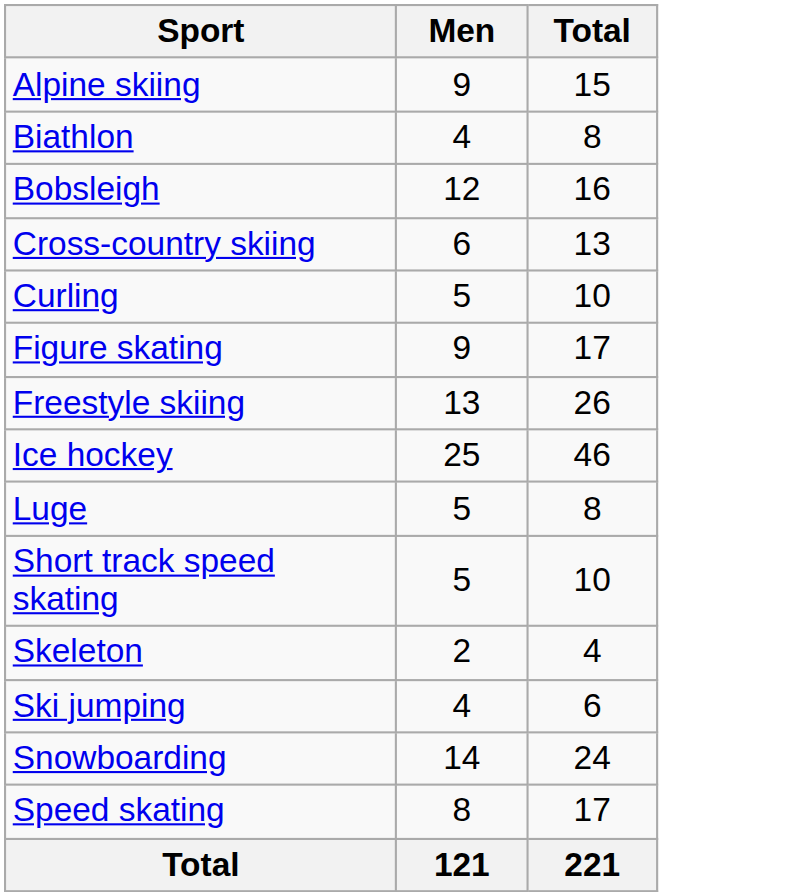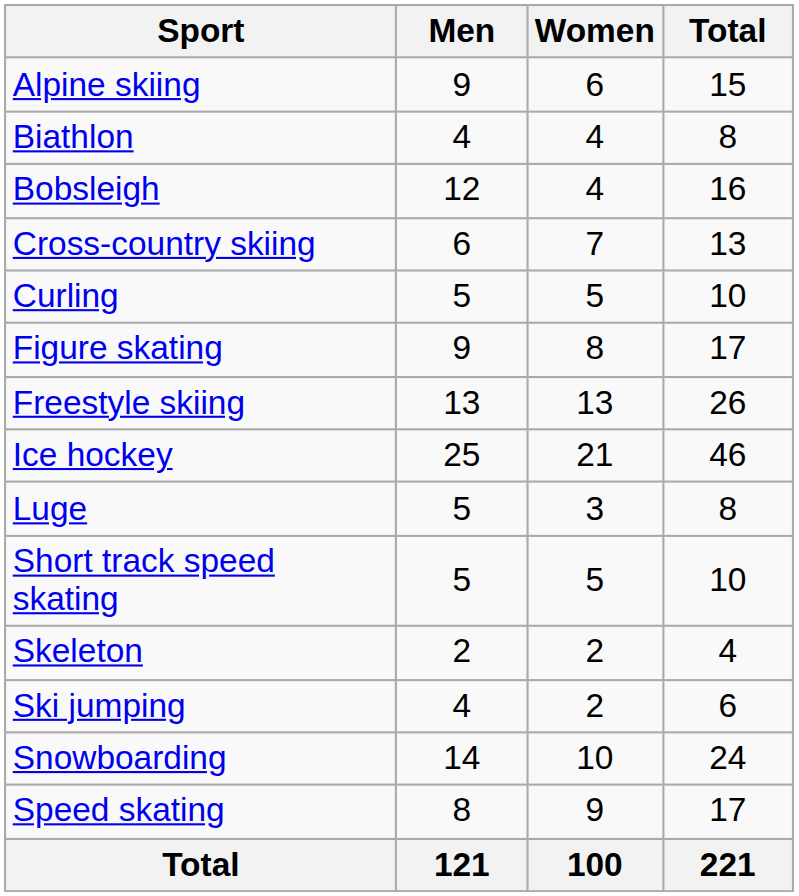+ column: (595, 31)
